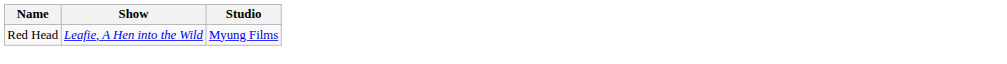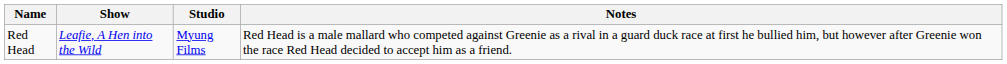+ column: (621, 14)
